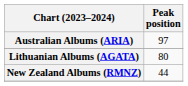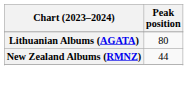- row: (74, 40)
